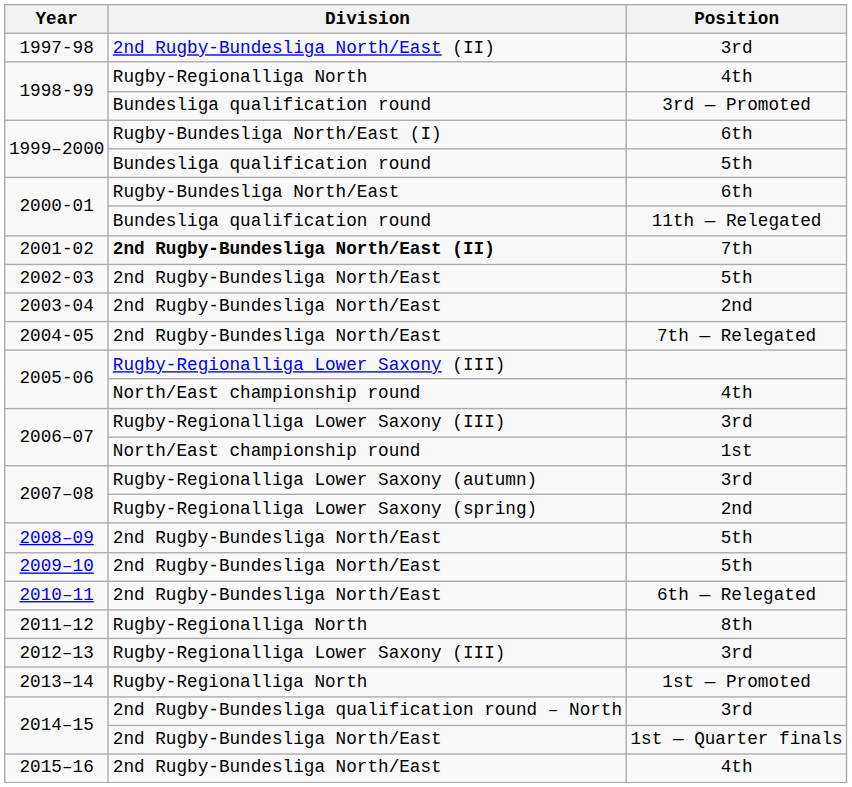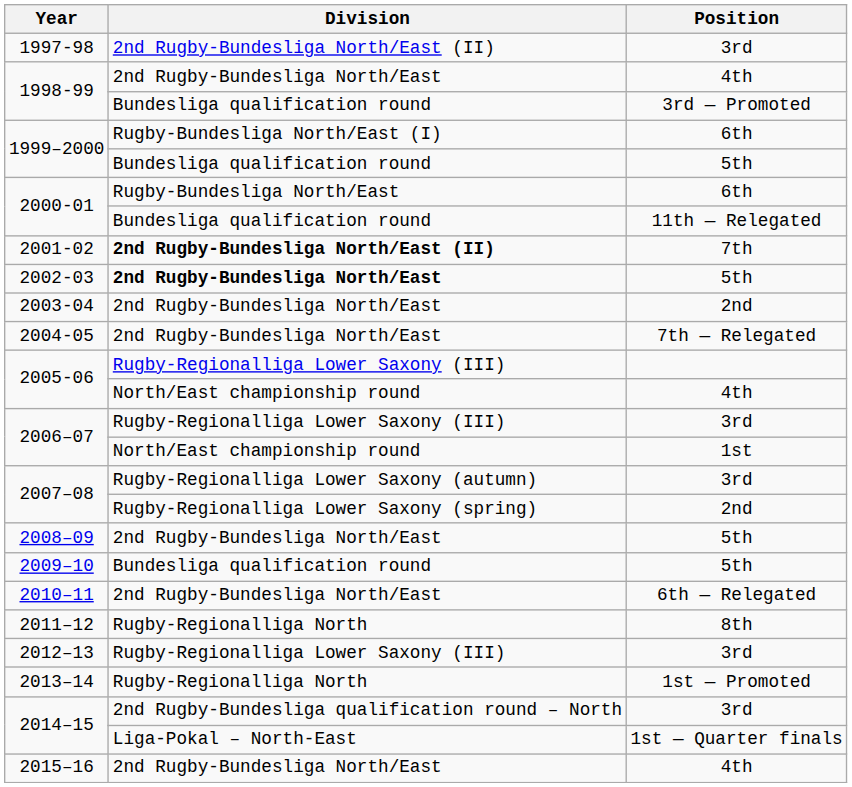(240, 77) Rugby-Regionalliga North -> (277, 77) 2nd Rugby-Bundesliga North/East
(277, 278) normal -> (277, 278) bold
(277, 567) 2nd Rugby-Bundesliga North/East -> (272, 567) Bundesliga qualification round
(277, 739) 2nd Rugby-Bundesliga North/East -> (235, 739) Liga-Pokal – North-East
